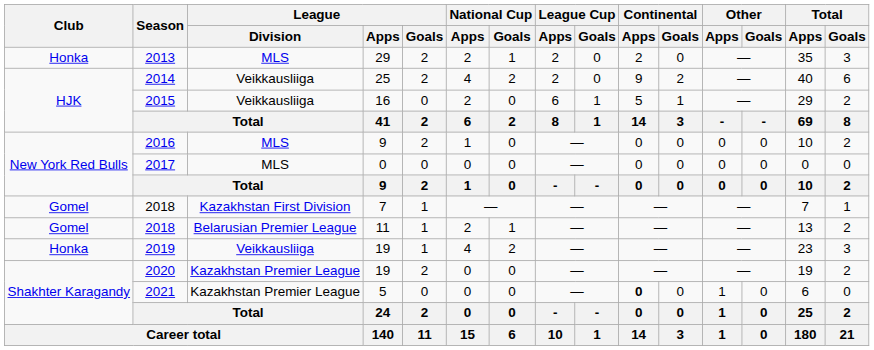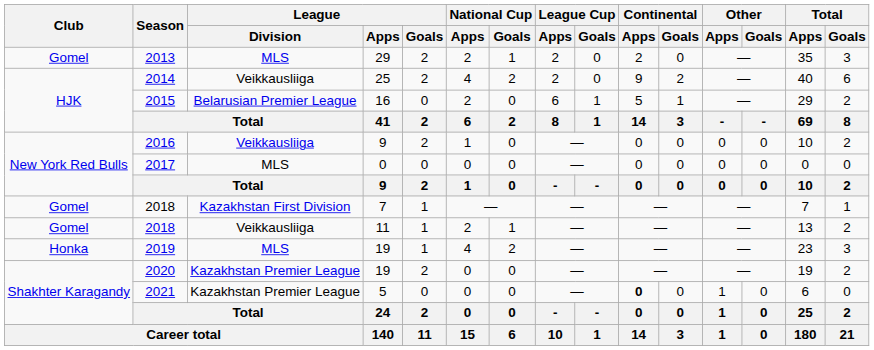(69, 57) Honka -> (69, 57) Gomel
(275, 100) Veikkausliiga -> (275, 100) Belarusian Premier League
(275, 143) MLS -> (275, 143) Veikkausliiga
(275, 228) Belarusian Premier League -> (275, 228) Veikkausliiga
(275, 249) Veikkausliiga -> (275, 249) MLS
